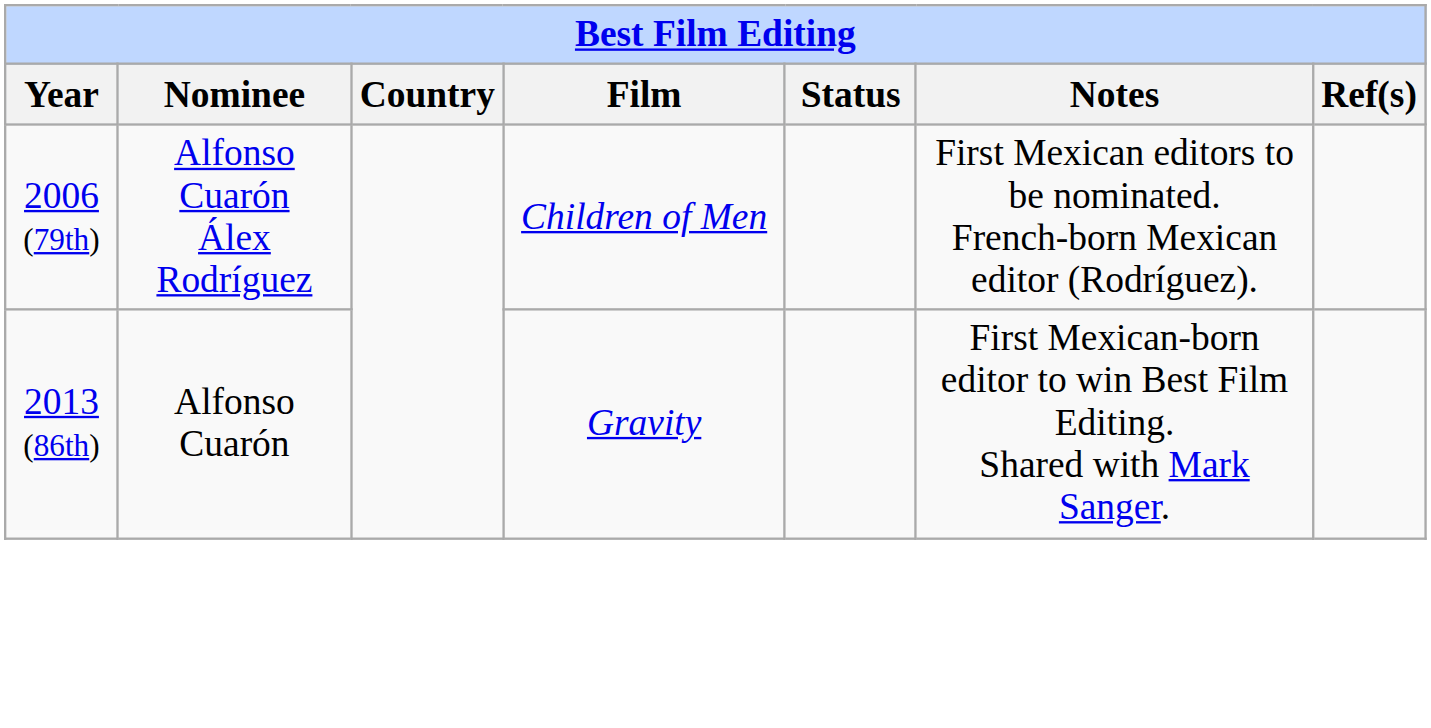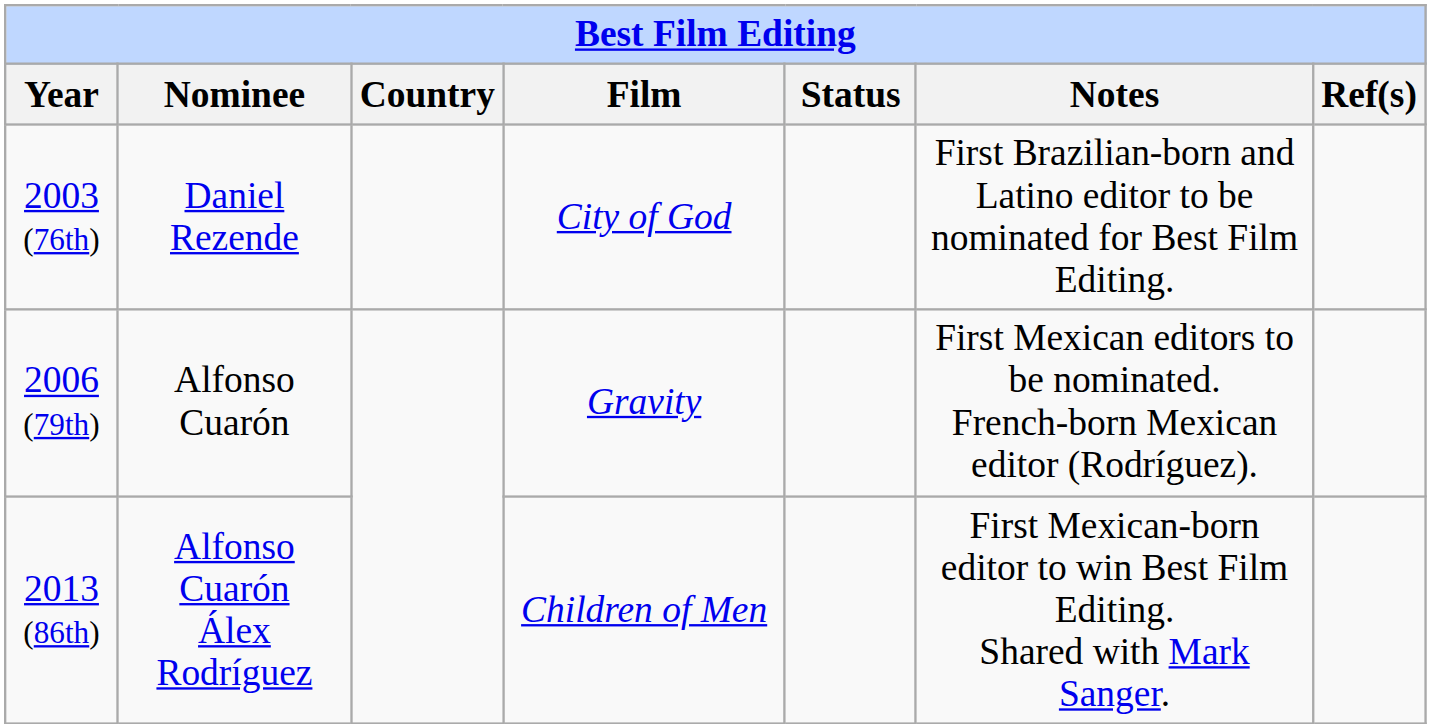+ row: (61, 216)
(234, 216) Alfonso Cuarón Álex Rodríguez -> (234, 401) Alfonso Cuarón
(644, 216) Children of Men -> (644, 401) Gravity
(234, 422) Alfonso Cuarón -> (234, 608) Alfonso Cuarón Álex Rodríguez
(644, 422) Gravity -> (644, 608) Children of Men
